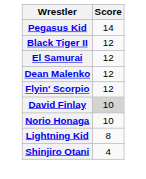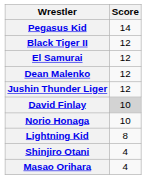- row: (57, 89)
+ row: (57, 89)
+ row: (57, 167)
